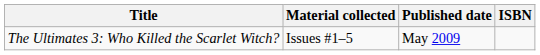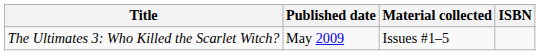columns swapped: (341, 15) <-> (447, 15)
